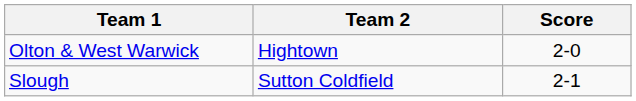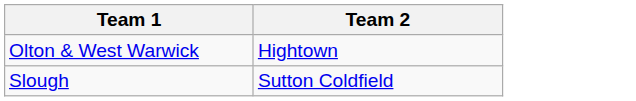- column: (567, 19)
